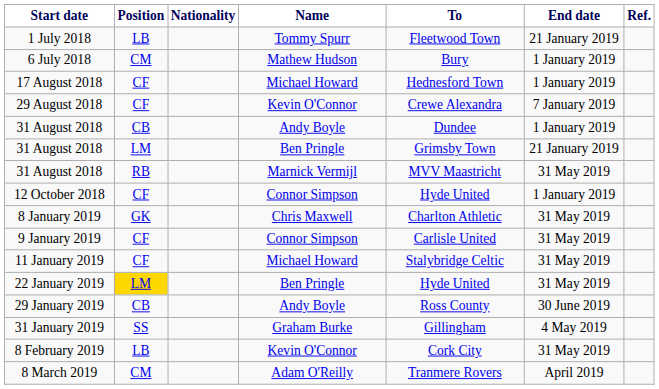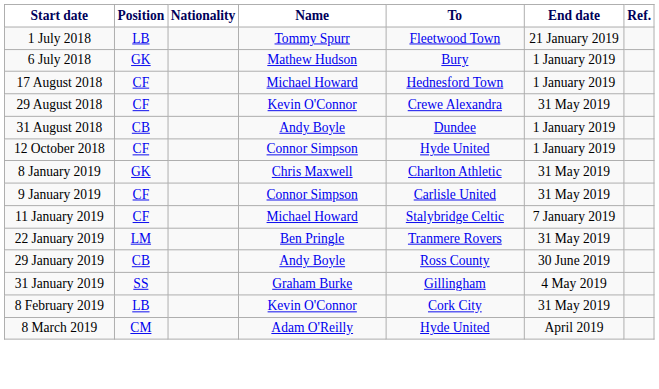(141, 60) CM -> (141, 60) GK
(574, 105) 7 January 2019 -> (574, 105) 31 May 2019
- row: (59, 150)
- row: (59, 172)
(574, 261) 31 May 2019 -> (574, 216) 7 January 2019
(141, 283) gold background -> (141, 239) no background
(455, 283) Hyde United -> (455, 239) Tranmere Rovers
(455, 373) Tranmere Rovers -> (455, 328) Hyde United
